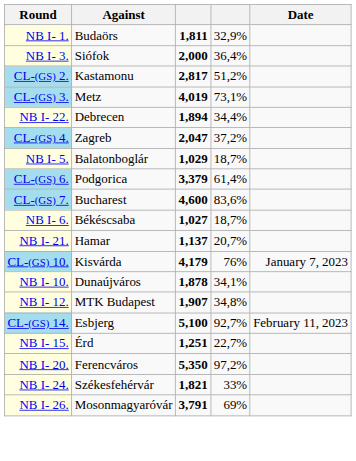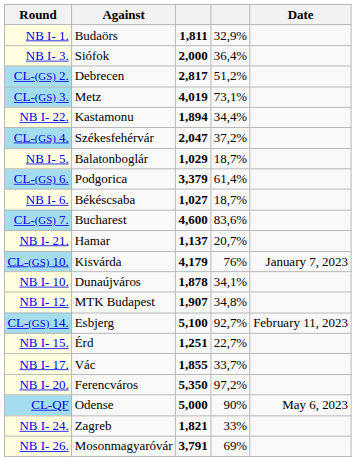(104, 76) Kastamonu -> (100, 76) Debrecen
(100, 117) Debrecen -> (104, 117) Kastamonu
(93, 138) Zagreb -> (114, 138) Székesfehérvár
rows swapped: (41, 199) <-> (47, 220)
+ row: (44, 364)
+ row: (50, 405)
(114, 384) Székesfehérvár -> (93, 425) Zagreb
